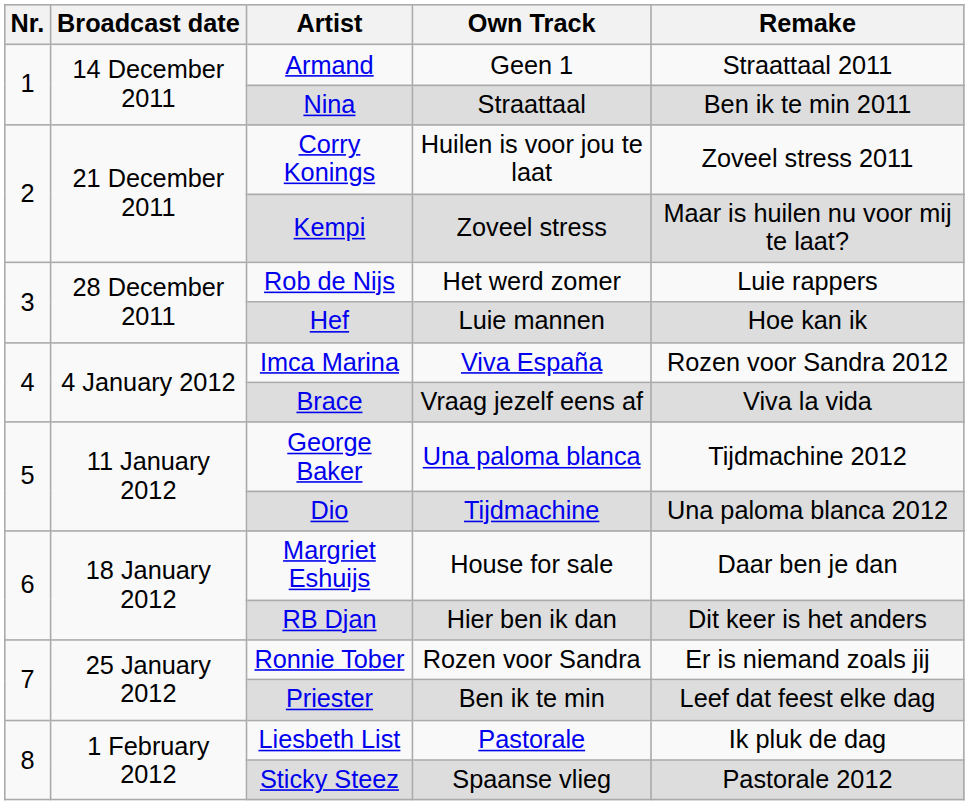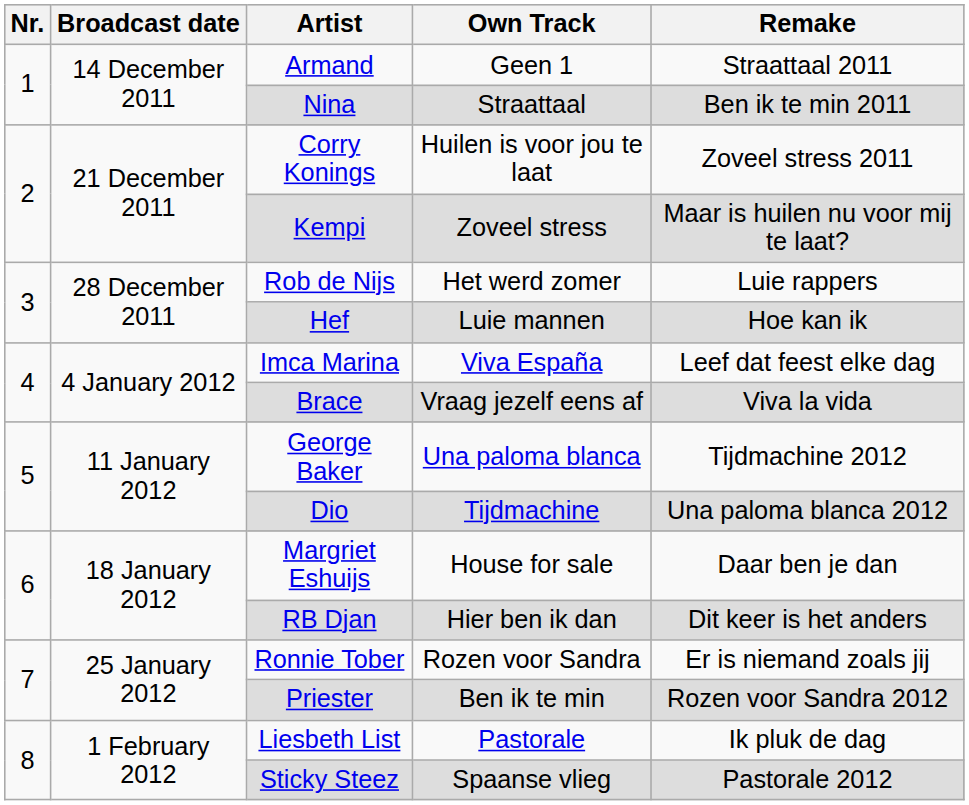(807, 362) Rozen voor Sandra 2012 -> (807, 362) Leef dat feest elke dag
(807, 699) Leef dat feest elke dag -> (807, 699) Rozen voor Sandra 2012
